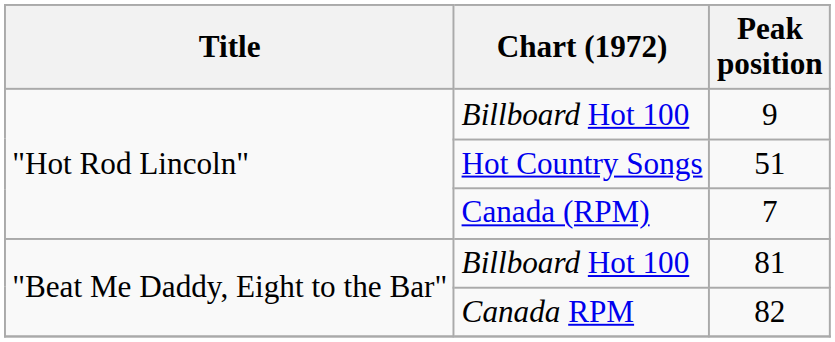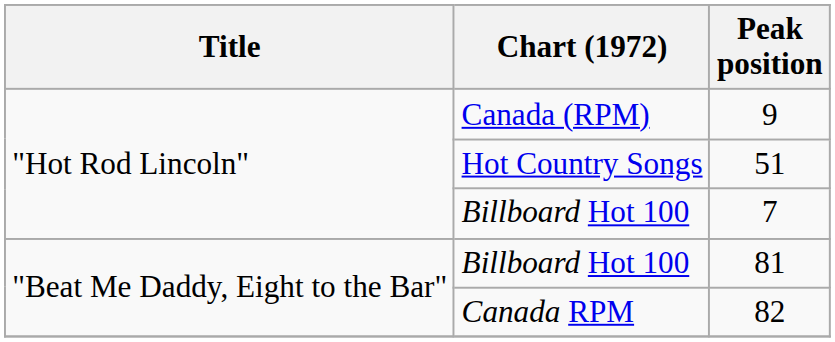(575, 113) Billboard Hot 100 -> (556, 113) Canada (RPM)
(556, 212) Canada (RPM) -> (575, 212) Billboard Hot 100
